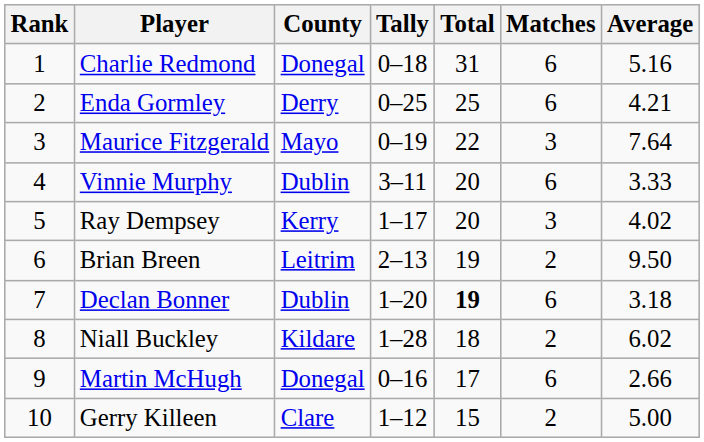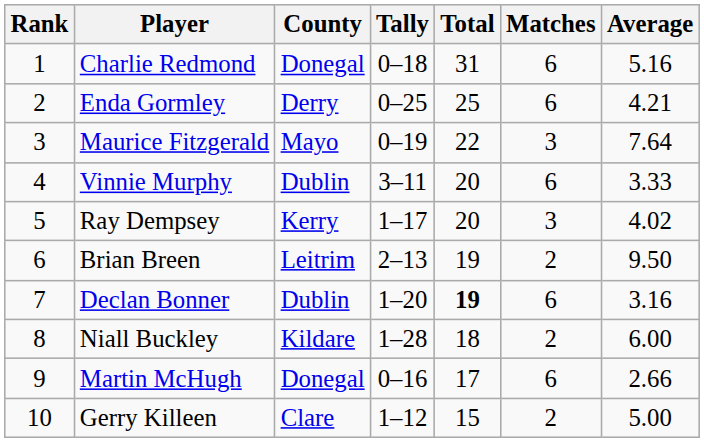(650, 299) 3.18 -> (650, 299) 3.16
(650, 338) 6.02 -> (650, 338) 6.00
